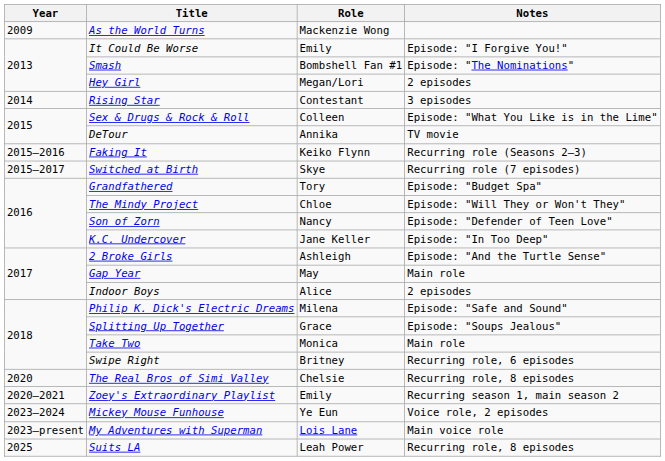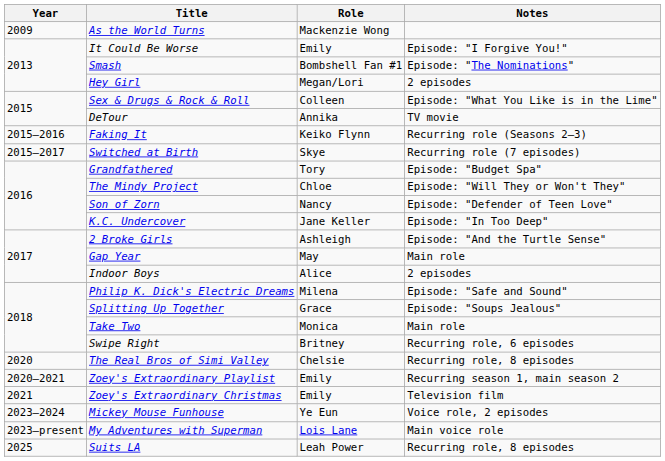- row: (124, 100)
+ row: (185, 395)
